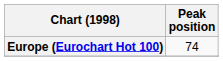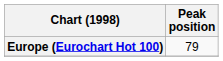(192, 46) 74 -> (192, 46) 79
